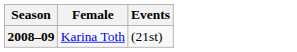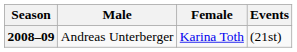+ column: (117, 15)
